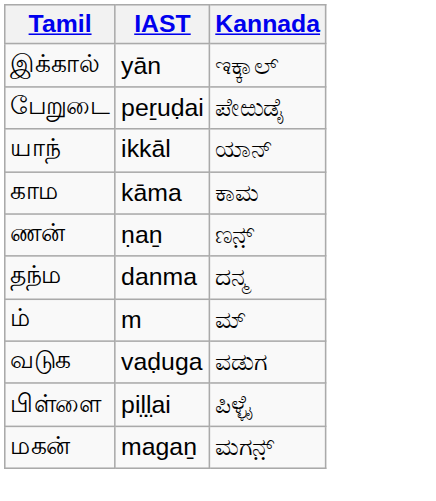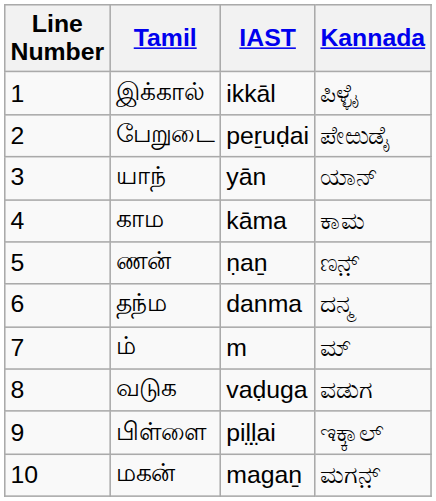+ column: (57, 38)
(141, 65) yān -> (251, 92) ikkāl
(246, 65) ಇಕ್ಕಾಲ್ -> (339, 92) ಪಿಳ್ಳೈ
(146, 149) ikkāl -> (246, 177) yān
(234, 404) ಪಿಳ್ಳೈ -> (351, 432) ಇಕ್ಕಾಲ್
